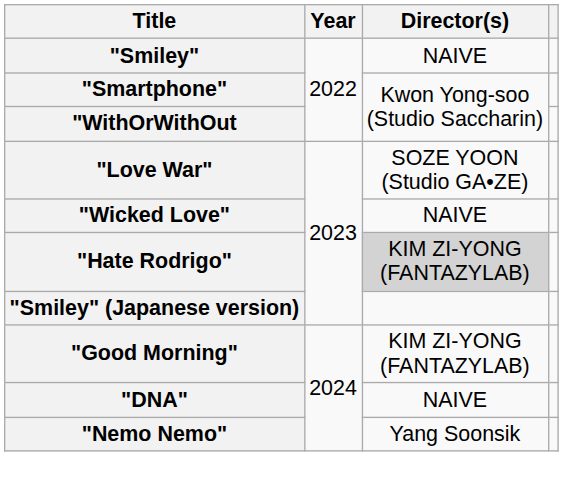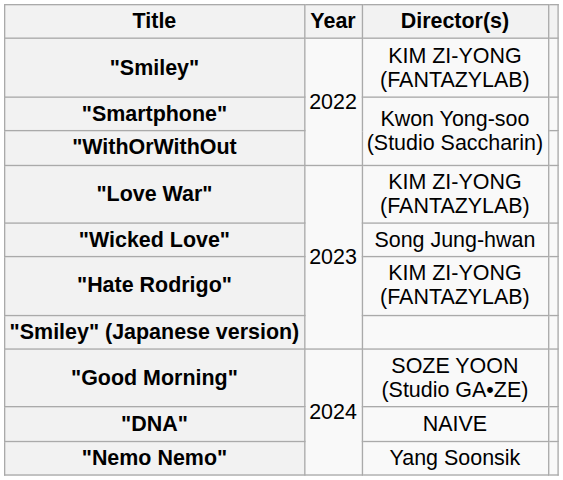(455, 55) NAIVE -> (455, 67) KIM ZI-YONG (FANTAZYLAB)
(455, 169) SOZE YOON (Studio GA•ZE) -> (455, 193) KIM ZI-YONG (FANTAZYLAB)
(455, 215) NAIVE -> (455, 239) Song Jung-hwan
(455, 261) lightgrey background -> (455, 285) no background
(455, 353) KIM ZI-YONG (FANTAZYLAB) -> (455, 377) SOZE YOON (Studio GA•ZE)
